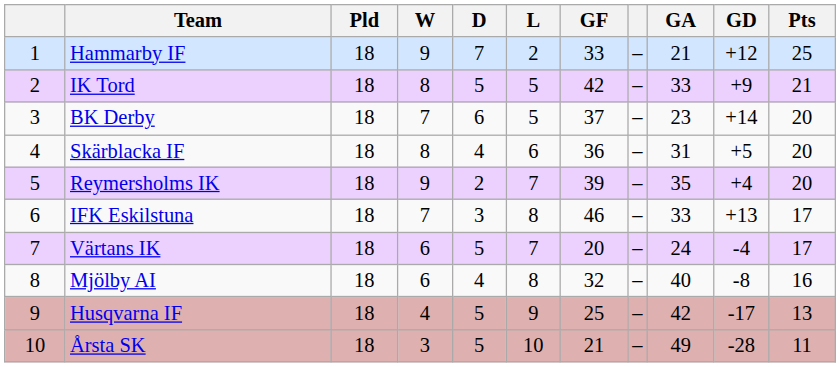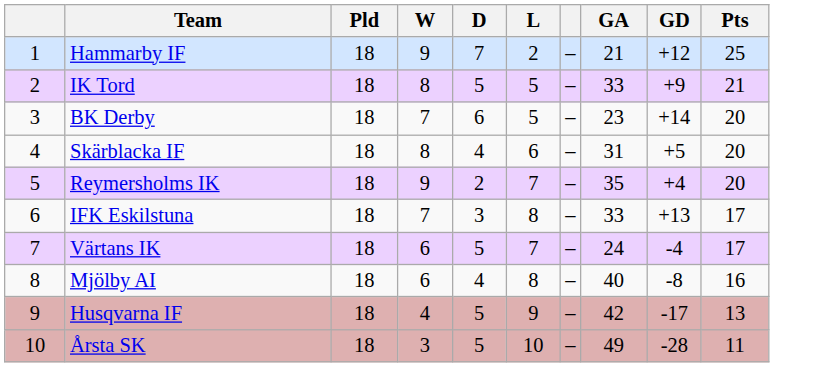- column: (594, 20)
